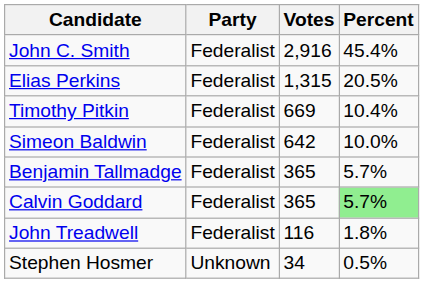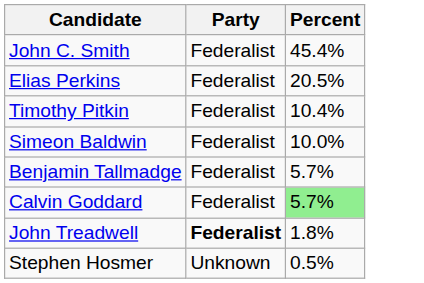- column: (309, 19)
(233, 232) normal -> (236, 232) bold
